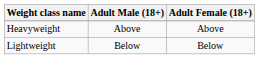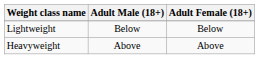rows swapped: (31, 46) <-> (33, 29)
